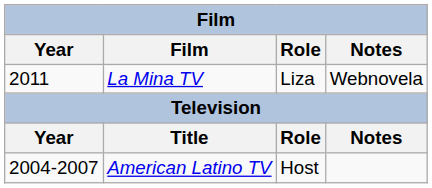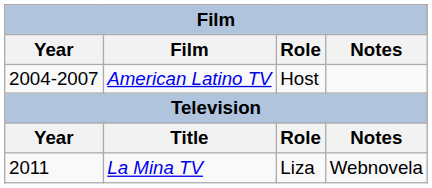rows swapped: (155, 79) <-> (189, 168)
